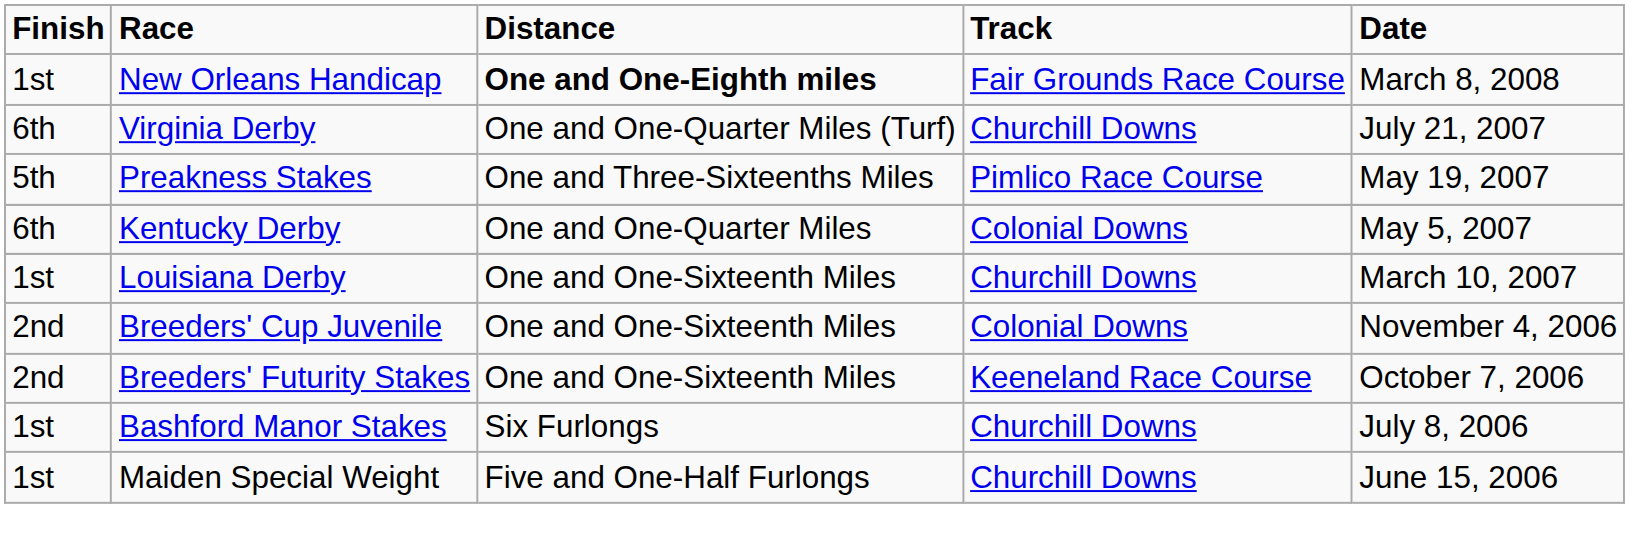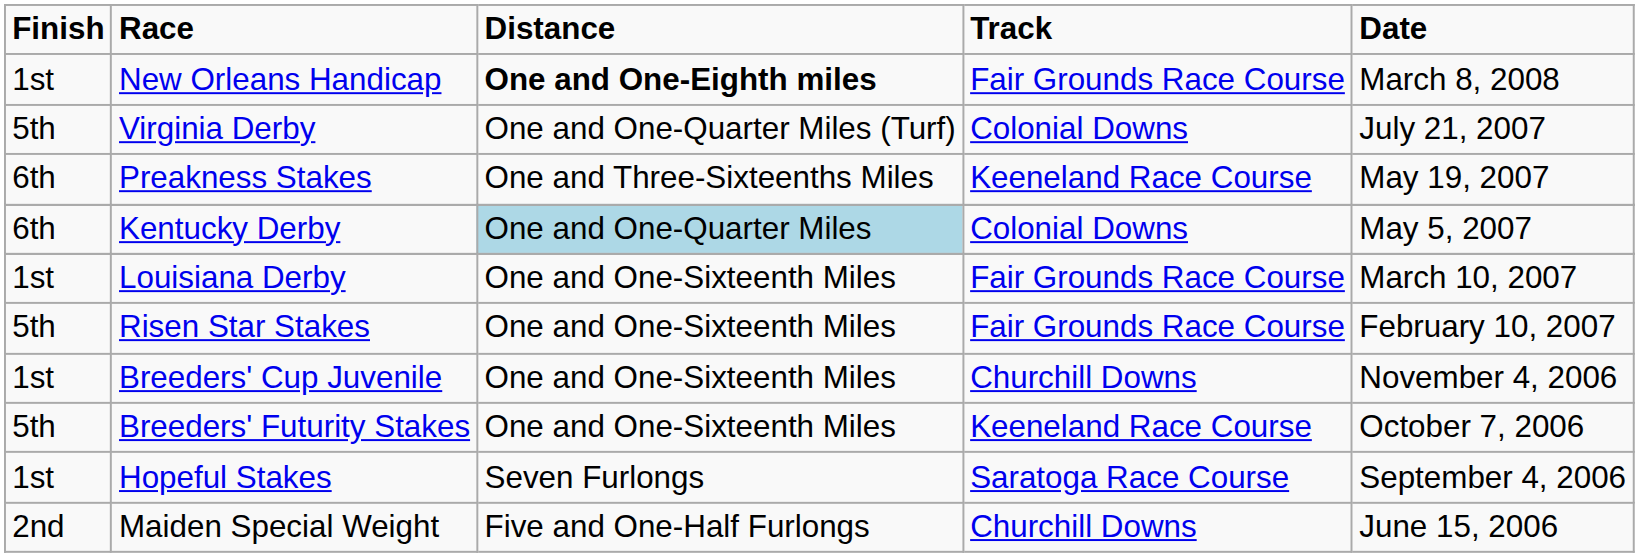(34, 128) 6th -> (34, 128) 5th
(1083, 128) Churchill Downs -> (1079, 128) Colonial Downs
(34, 178) 5th -> (34, 178) 6th
(1117, 178) Pimlico Race Course -> (1141, 178) Keeneland Race Course
(678, 228) no background -> (678, 228) lightblue background
(1083, 278) Churchill Downs -> (1157, 278) Fair Grounds Race Course
+ row: (244, 327)
(38, 327) 2nd -> (33, 377) 1st
(1079, 327) Colonial Downs -> (1083, 377) Churchill Downs
(38, 377) 2nd -> (34, 427) 5th
+ row: (225, 476)
- row: (283, 427)
(33, 476) 1st -> (38, 526) 2nd
